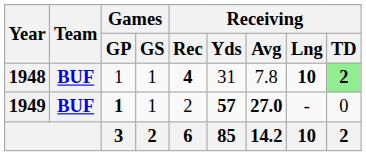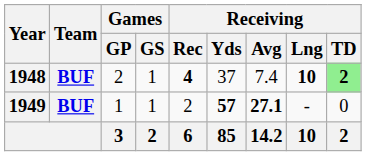(119, 77) 1 -> (119, 77) 2
(226, 77) 31 -> (226, 77) 37
(266, 77) 7.8 -> (266, 77) 7.4
(119, 106) bold -> (119, 106) normal
(266, 106) 27.0 -> (266, 106) 27.1
